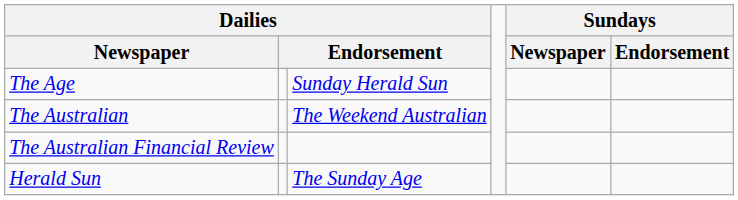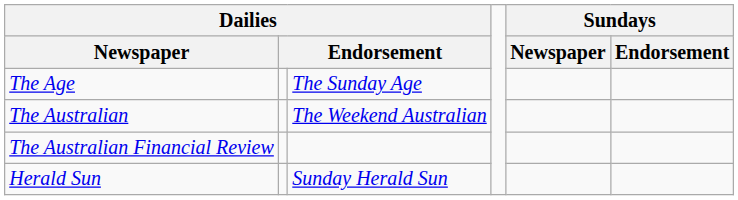(370, 83) Sunday Herald Sun -> (357, 83) The Sunday Age
(357, 178) The Sunday Age -> (370, 178) Sunday Herald Sun
